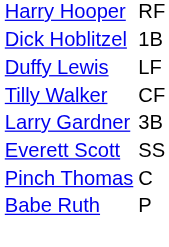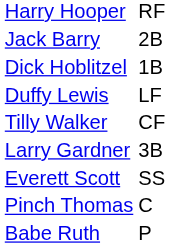+ row: (52, 39)
